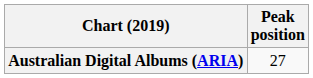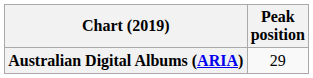(278, 60) 27 -> (278, 60) 29
